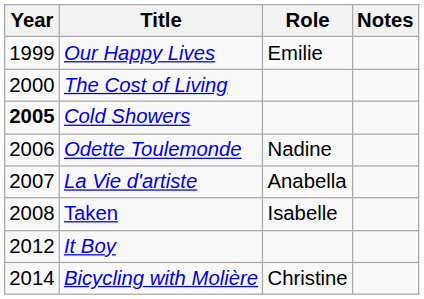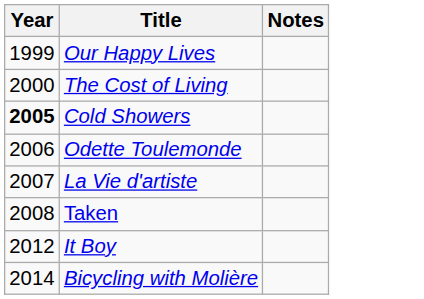- column: (308, 20)
